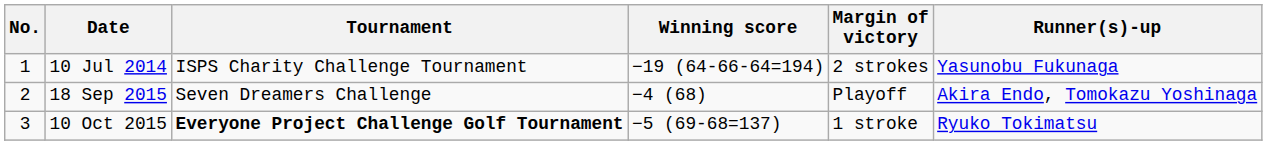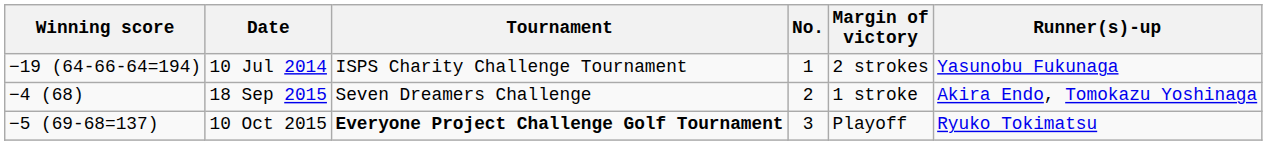columns swapped: (25, 29) <-> (728, 29)
(870, 97) Playoff -> (875, 97) 1 stroke
(875, 126) 1 stroke -> (870, 126) Playoff
